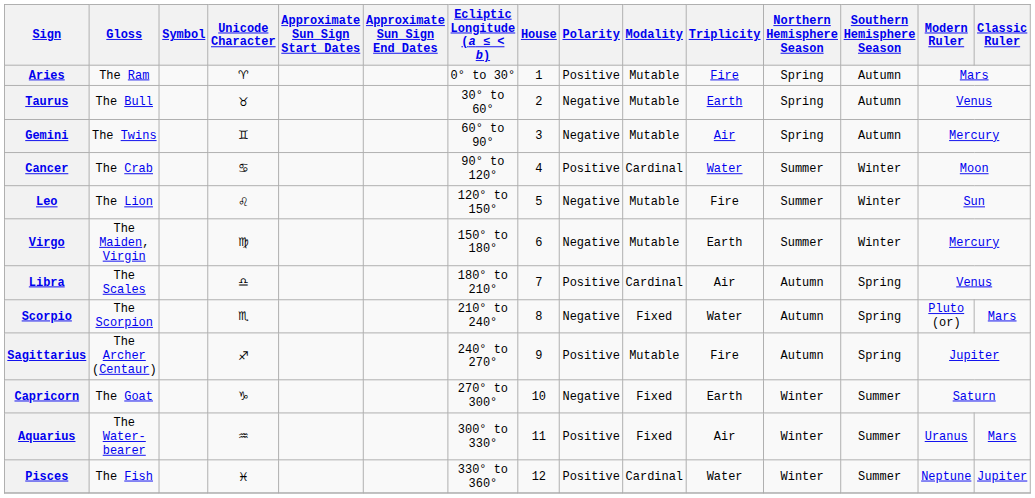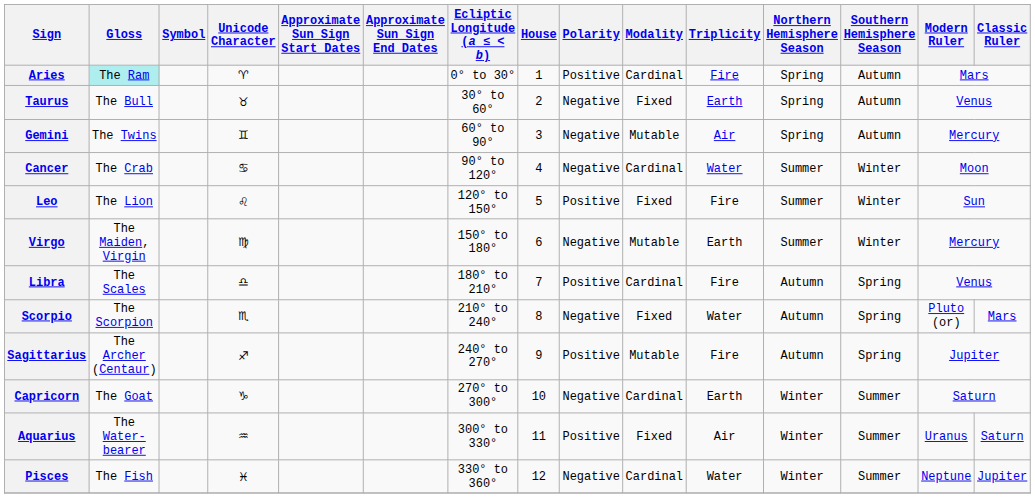(124, 76) no background -> (124, 76) paleturquoise background
(654, 76) Mutable -> (654, 76) Cardinal
(654, 102) Mutable -> (654, 102) Fixed
(591, 169) Positive -> (591, 169) Negative
(591, 202) Negative -> (591, 202) Positive
(654, 202) Mutable -> (654, 202) Fixed
(725, 283) Air -> (725, 283) Fire
(654, 396) Fixed -> (654, 396) Cardinal
(1002, 437) Mars -> (1002, 437) Saturn
(591, 477) Positive -> (591, 477) Negative
